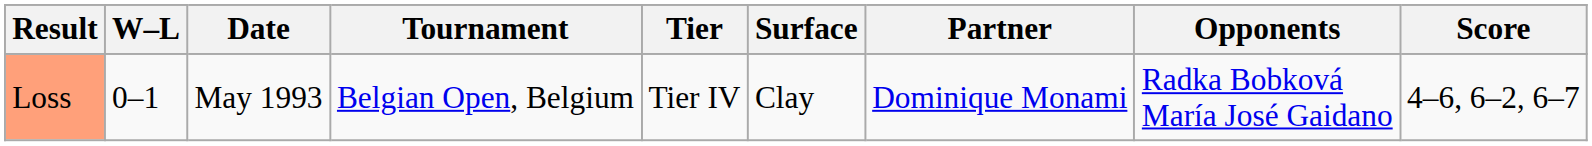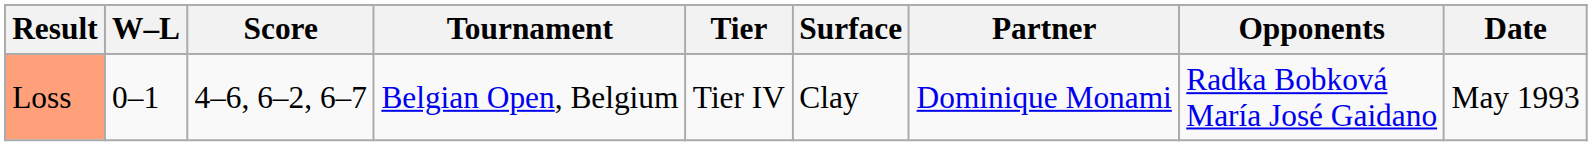columns swapped: (258, 29) <-> (1493, 29)
